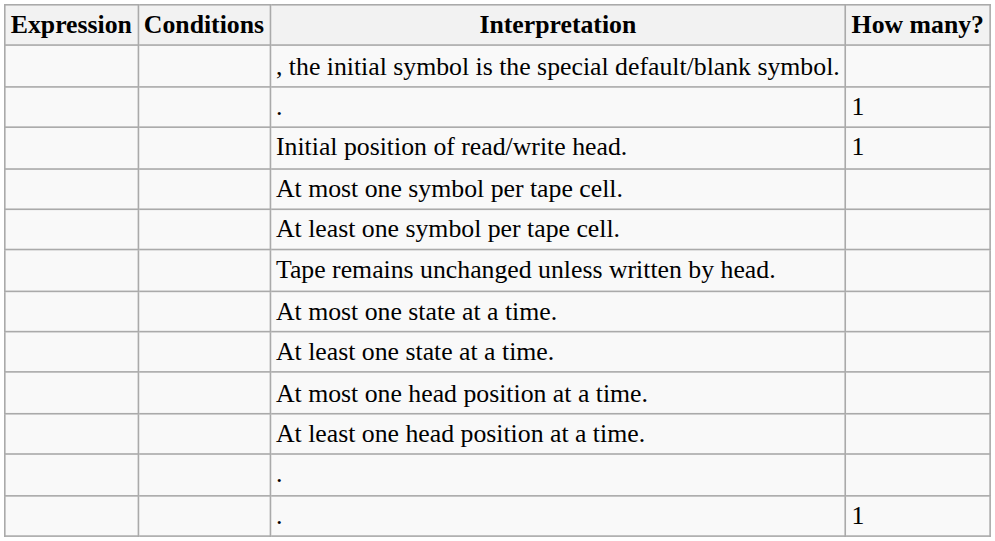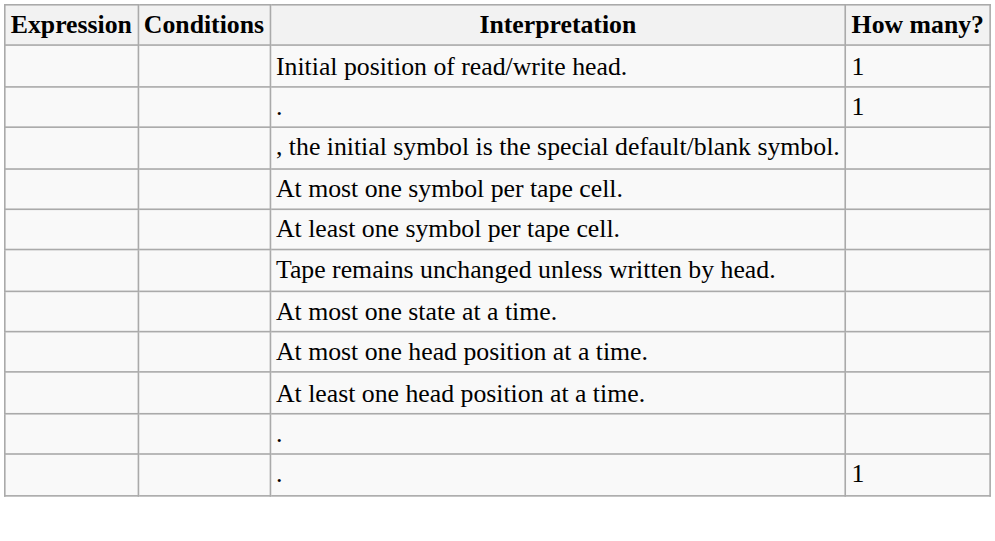rows swapped: (558, 65) <-> (452, 147)
- row: (415, 351)
